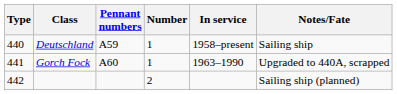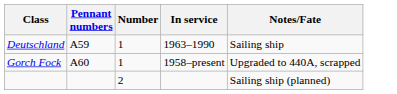- column: (19, 19)
(223, 44) 1958–present -> (189, 44) 1963–1990
(218, 62) 1963–1990 -> (194, 62) 1958–present
